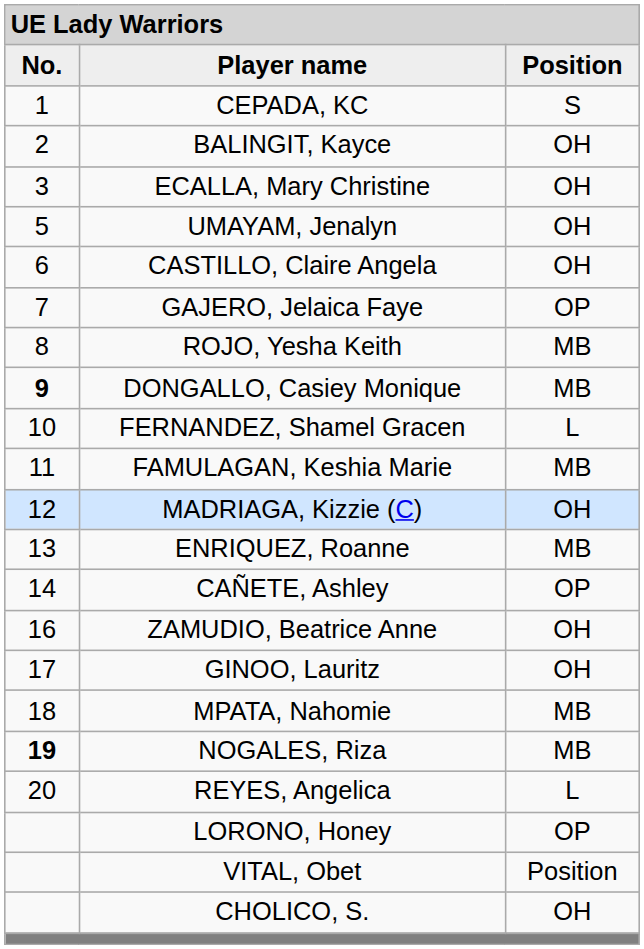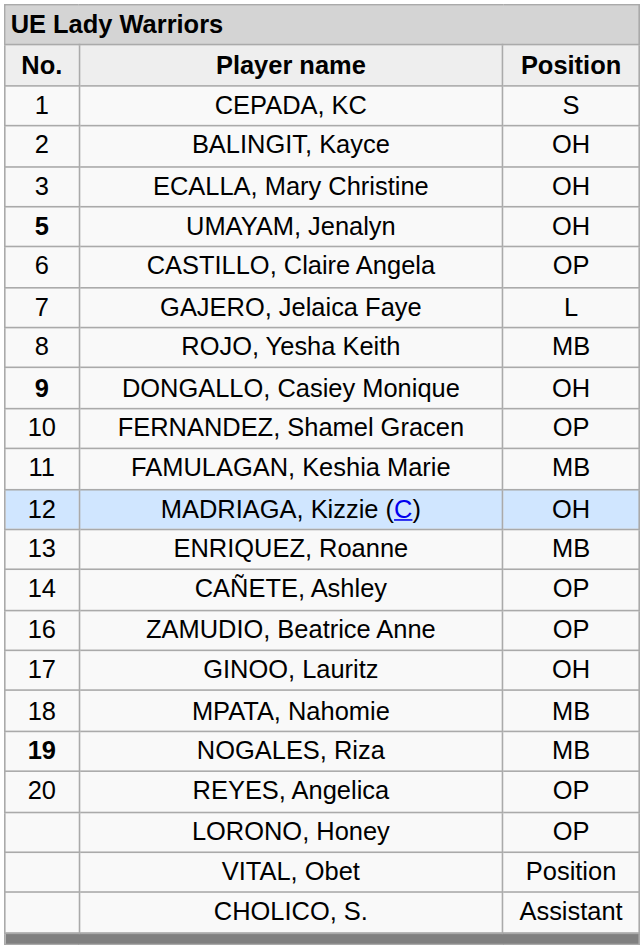(42, 226) normal -> (42, 226) bold
(572, 266) OH -> (571, 266) OP
(572, 307) OP -> (571, 307) L
(572, 387) MB -> (571, 387) OH
(572, 428) L -> (571, 428) OP
(572, 629) OH -> (571, 629) OP
(572, 791) L -> (571, 791) OP
(572, 912) OH -> (571, 912) Assistant
